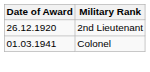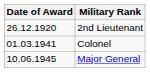+ row: (109, 59)
